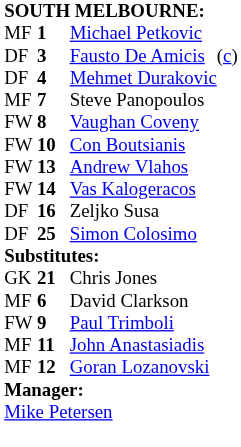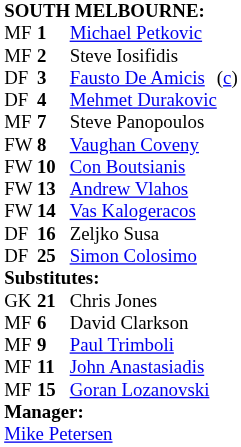+ row: (124, 55)
(18, 322) FW -> (18, 345) MF
(46, 367) 12 -> (46, 389) 15
